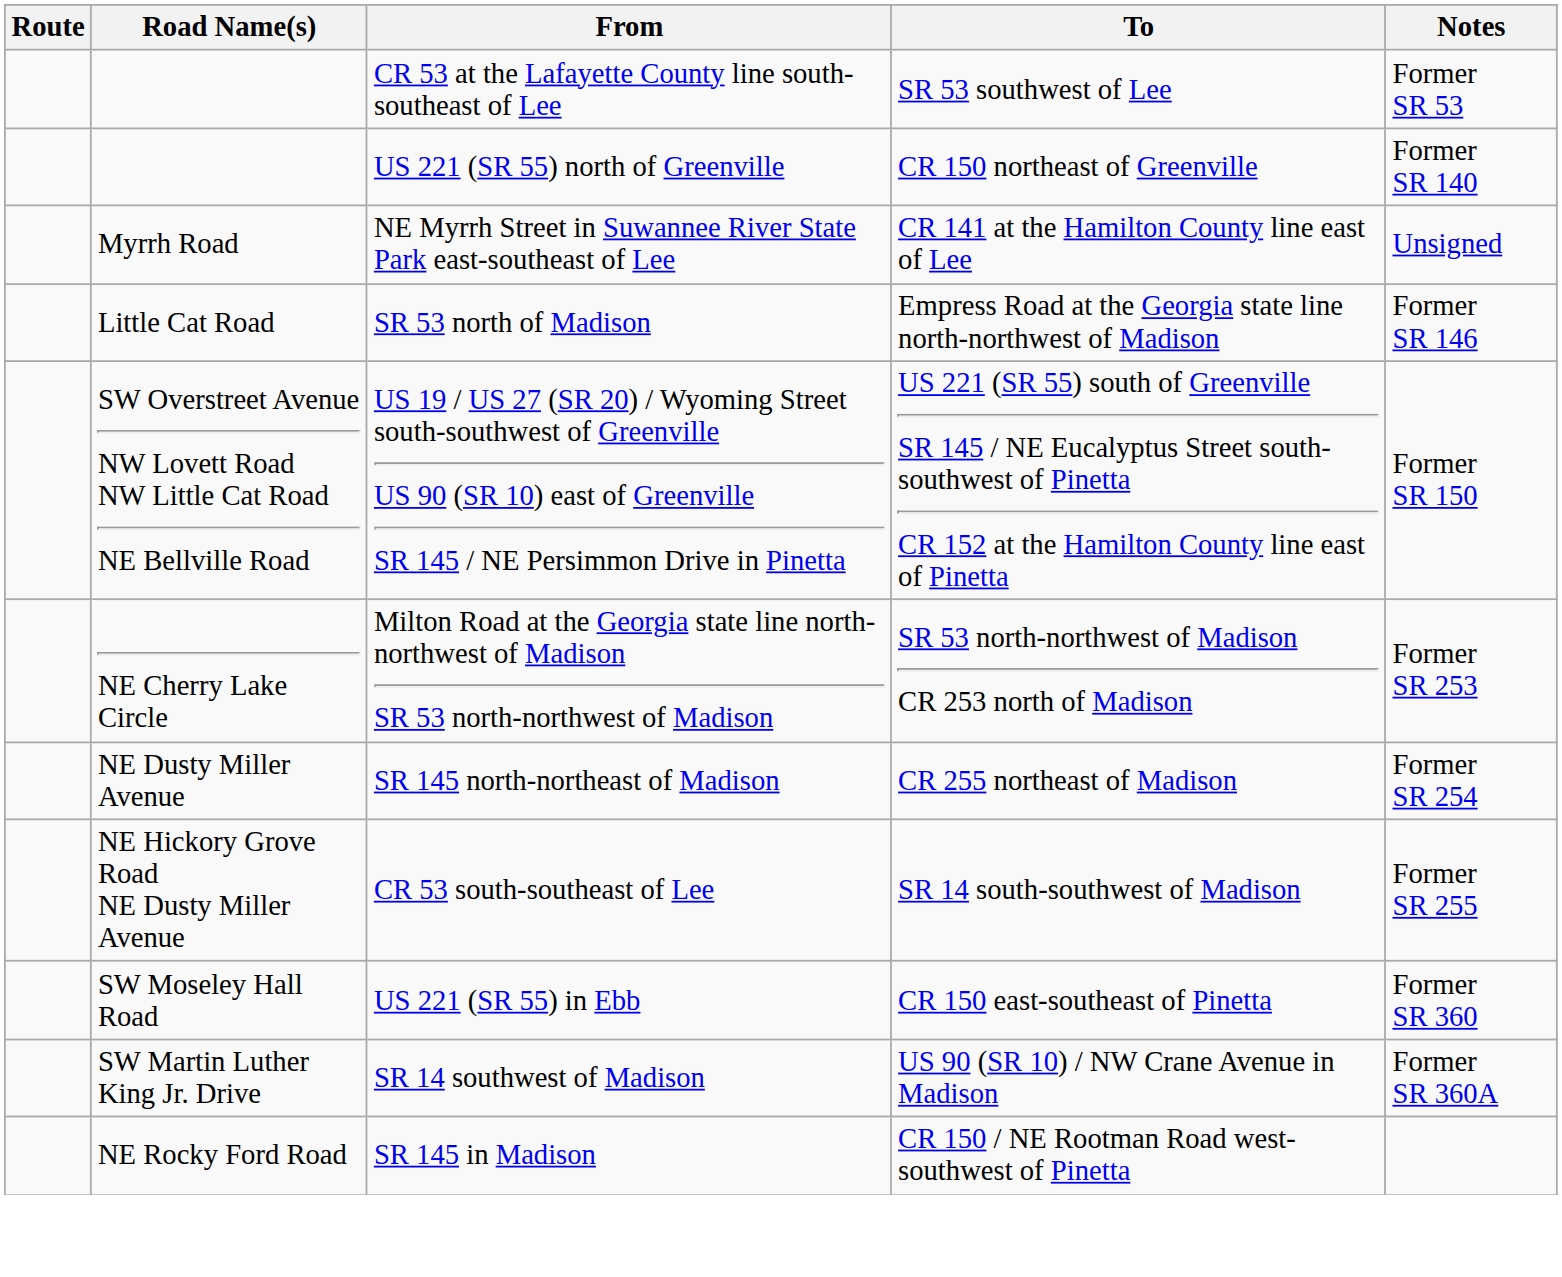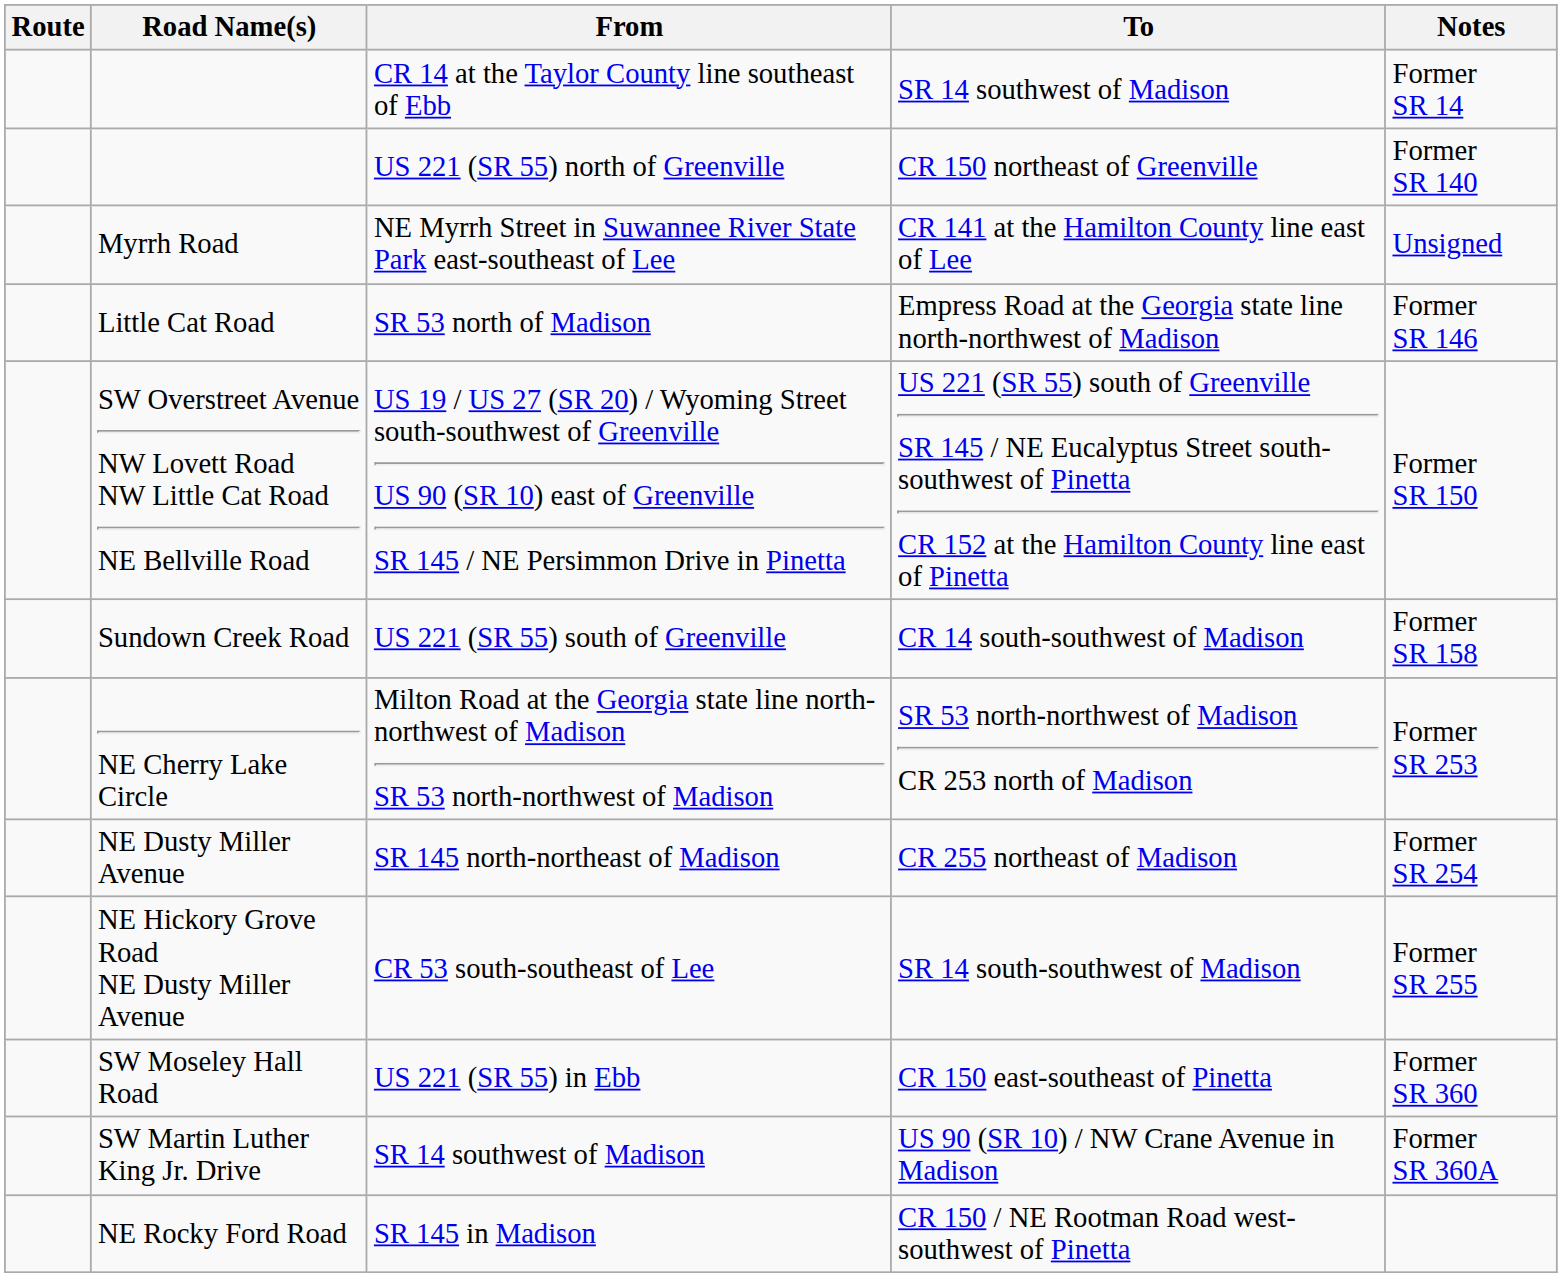+ row: (614, 88)
- row: (614, 88)
+ row: (580, 638)
